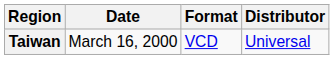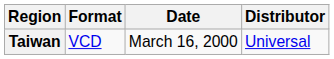columns swapped: (123, 16) <-> (211, 16)
